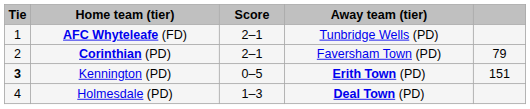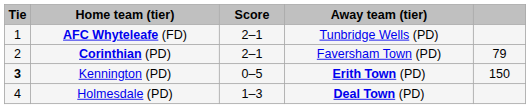(499, 74) 151 -> (499, 74) 150
